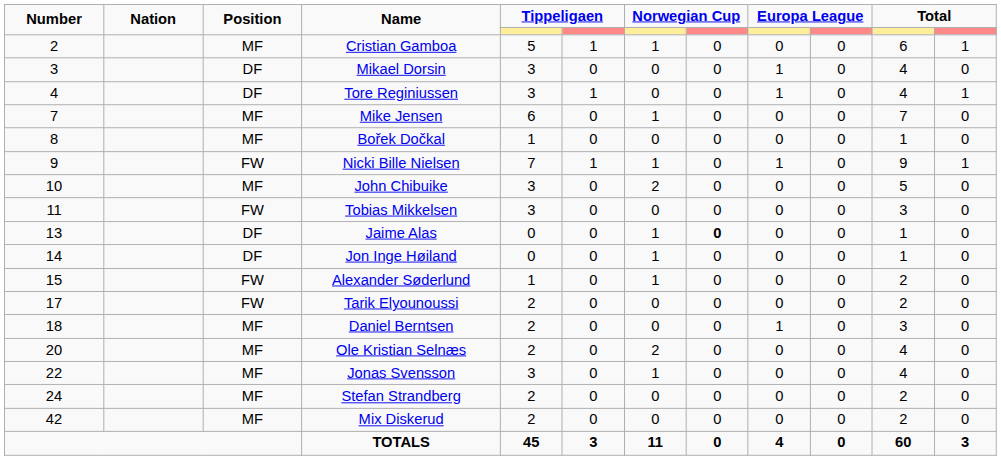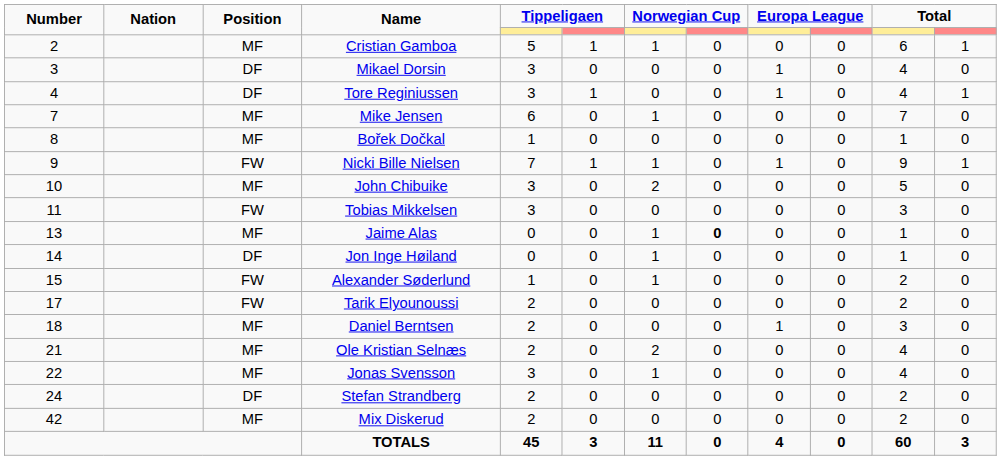(252, 233) DF -> (252, 233) MF
(54, 349) 20 -> (54, 349) 21
(252, 396) MF -> (252, 396) DF
